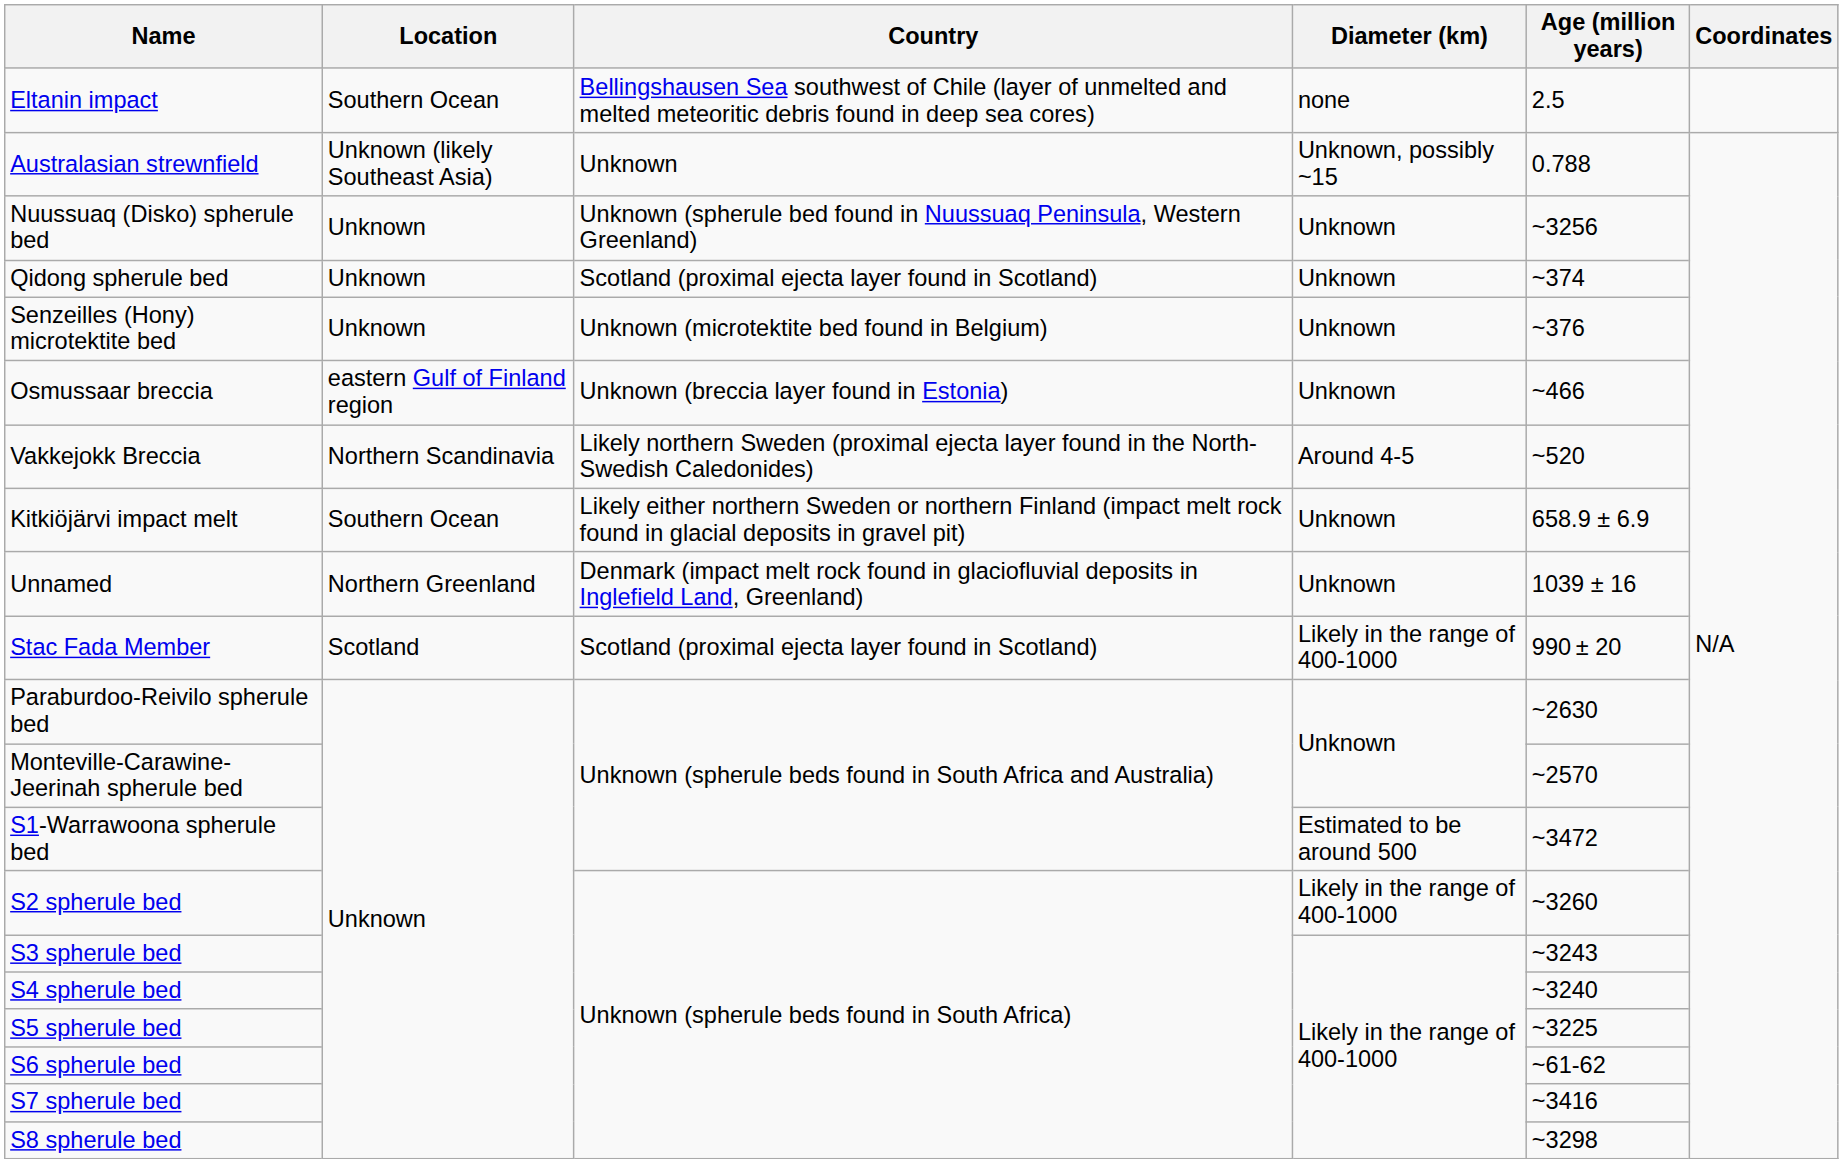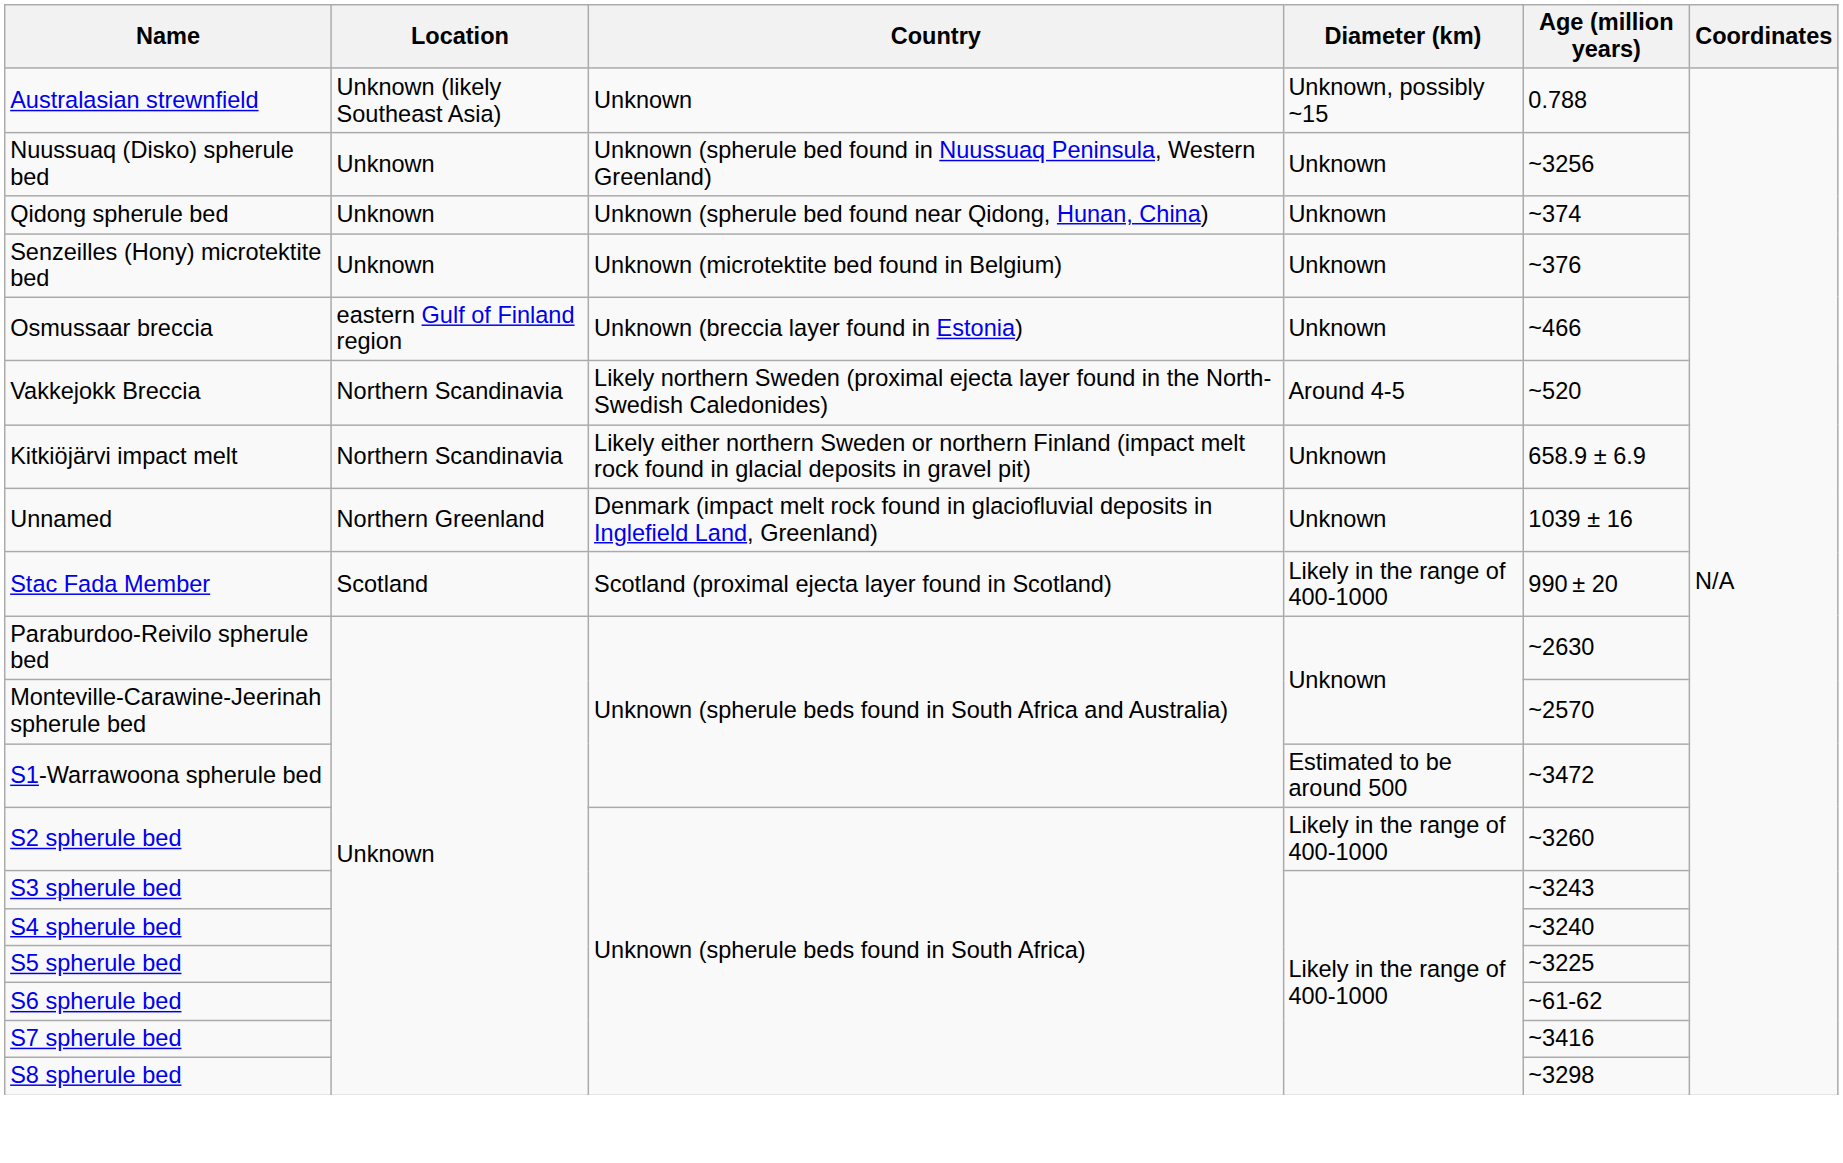- row: (84, 100)
(838, 278) Scotland (proximal ejecta layer found in Scotland) -> (901, 214) Unknown (spherule bed found near Qidong, Hunan, China)
(413, 520) Southern Ocean -> (450, 456) Northern Scandinavia
